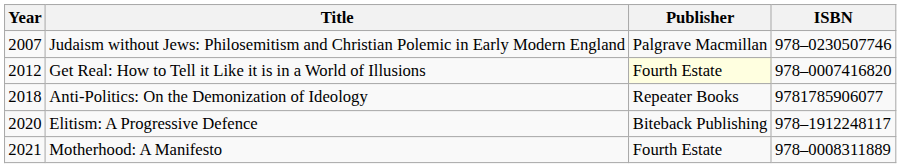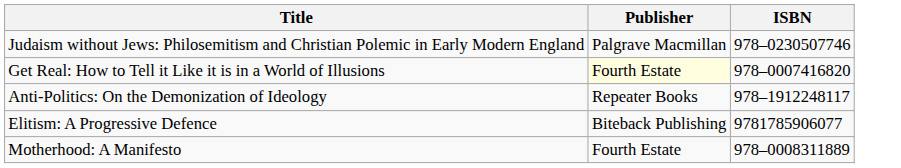- column: (25, 17)
(829, 96) 9781785906077 -> (792, 96) 978–1912248117
(833, 123) 978–1912248117 -> (788, 123) 9781785906077
